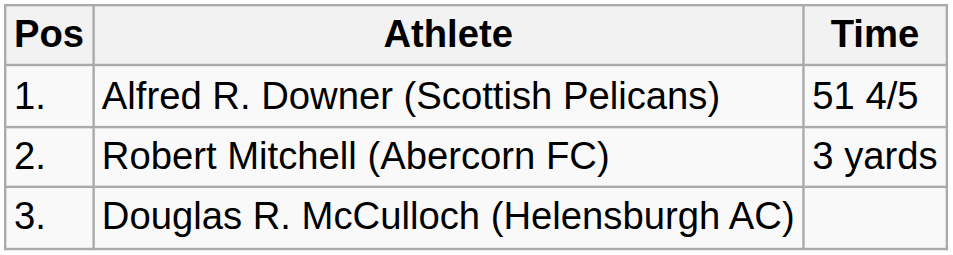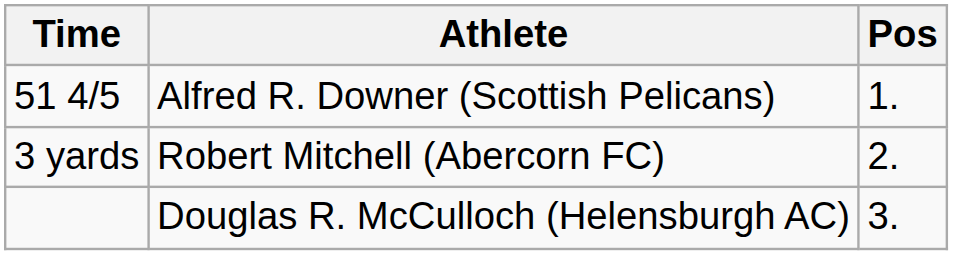columns swapped: (49, 34) <-> (875, 34)
